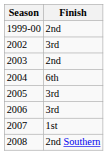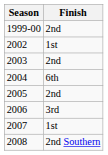(52, 45) 3rd -> (52, 45) 1st
(52, 93) 3rd -> (53, 93) 2nd
